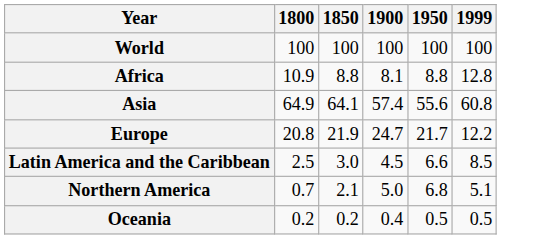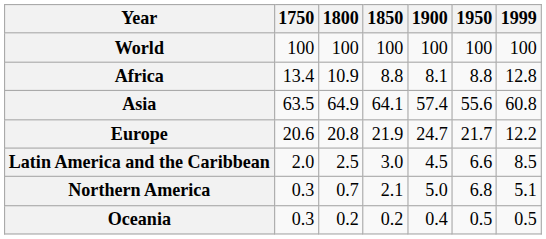+ column: (296, 18)
